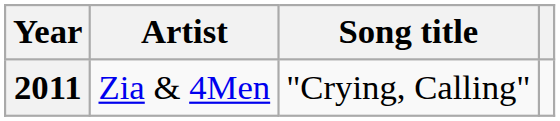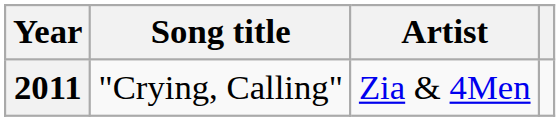columns swapped: (408, 32) <-> (184, 32)
